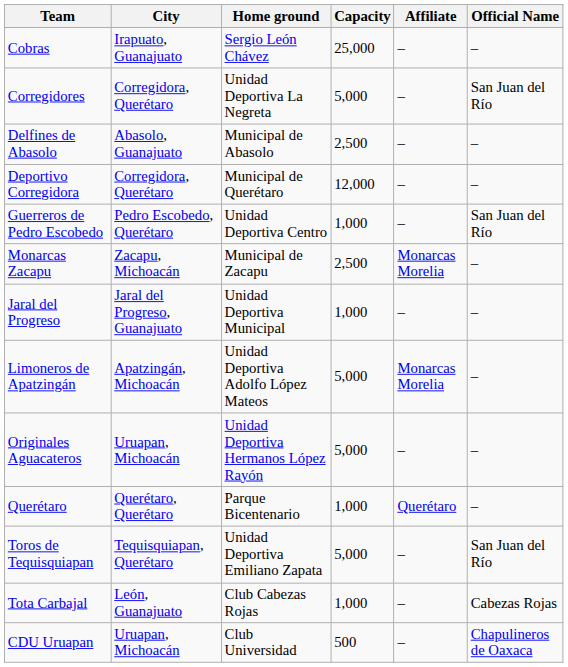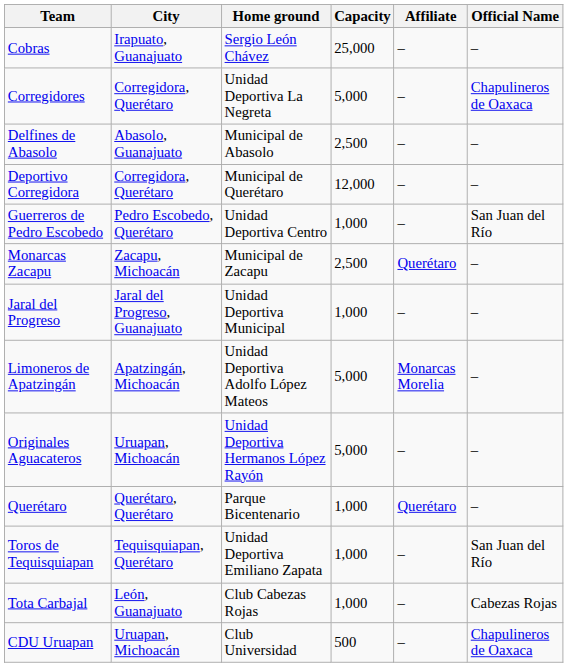(508, 95) San Juan del Río -> (510, 95) Chapulineros de Oaxaca
(426, 263) Monarcas Morelia -> (427, 263) Querétaro
(351, 554) 5,000 -> (351, 554) 1,000
